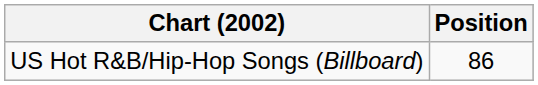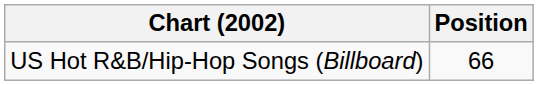(481, 60) 86 -> (481, 60) 66
